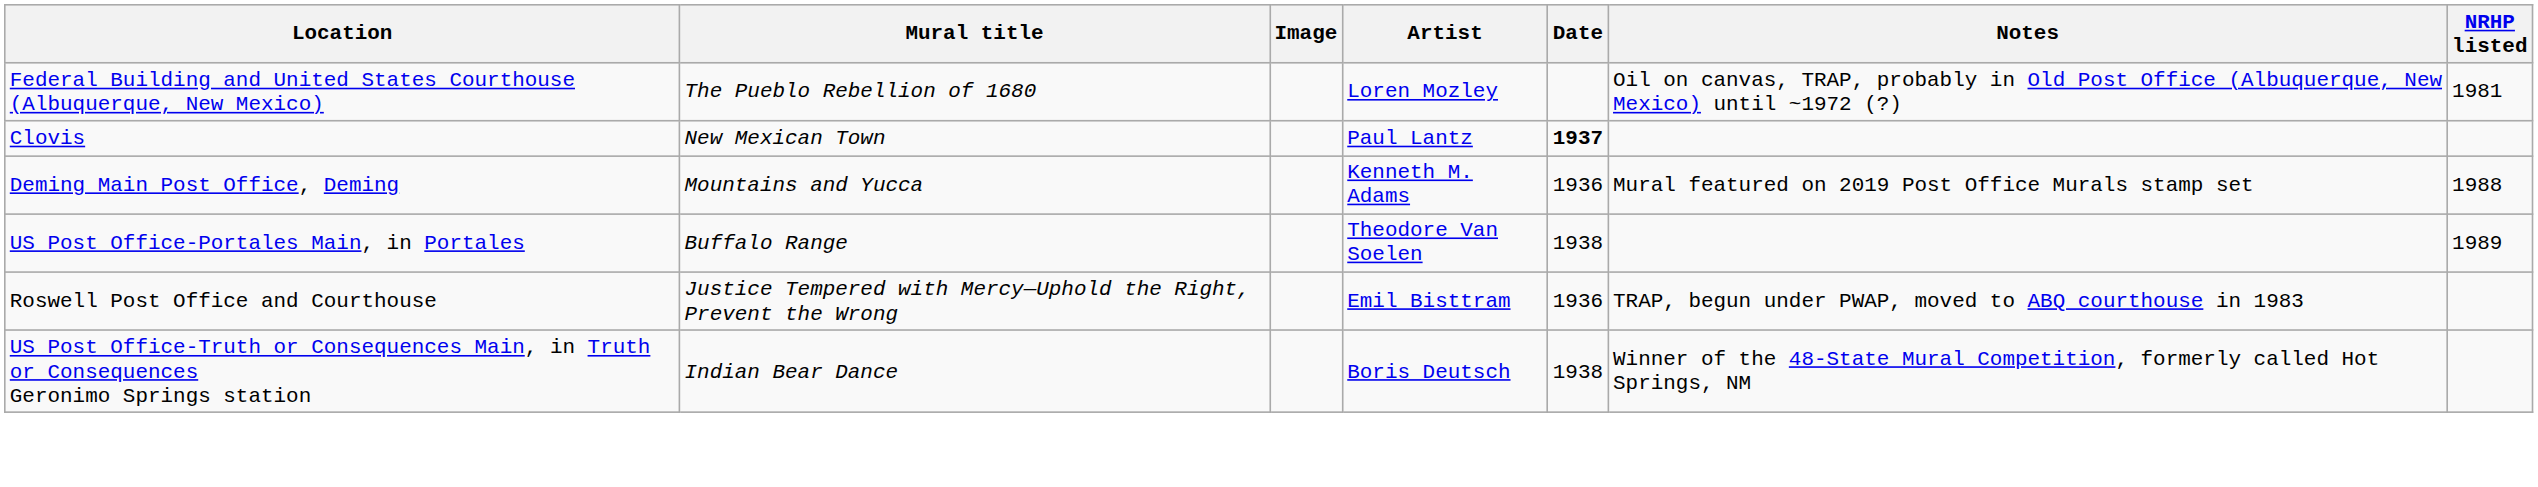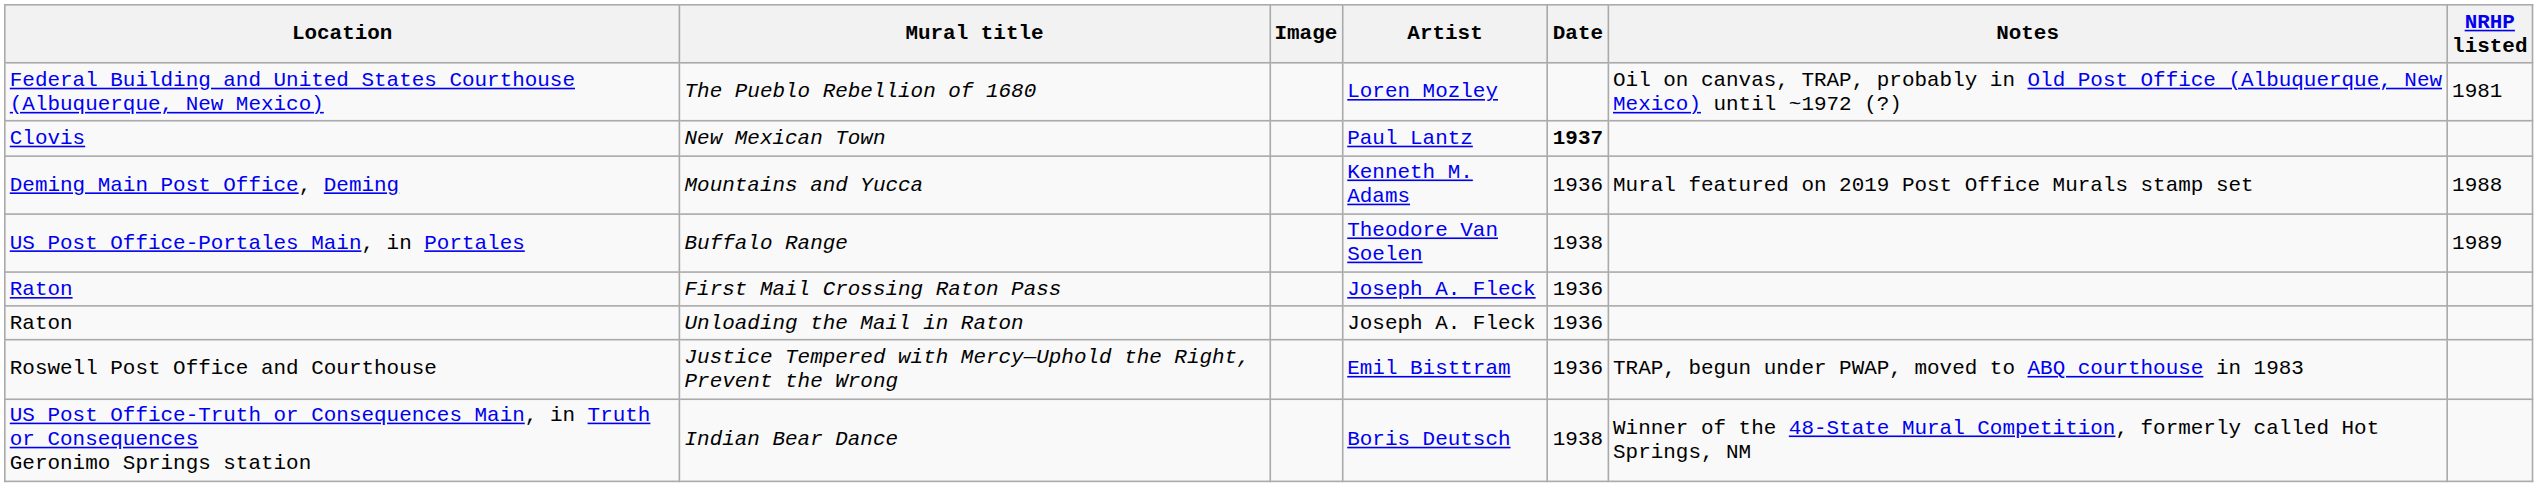+ row: (873, 289)
+ row: (854, 323)
